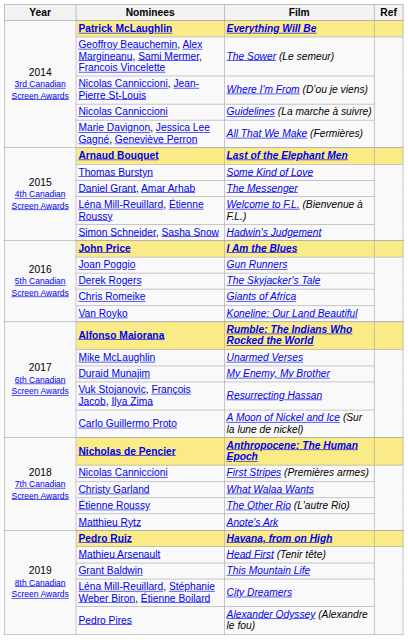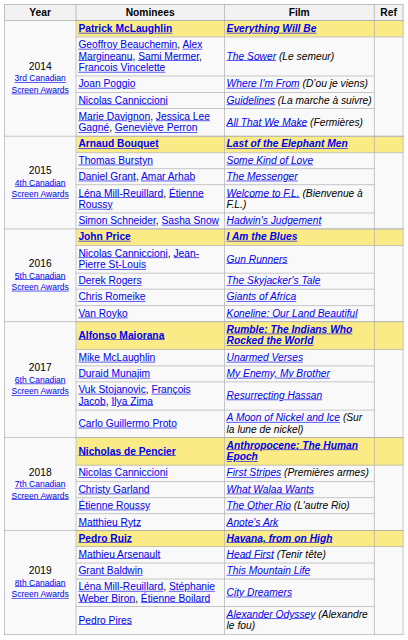(139, 90) Nicolas Canniccioni, Jean-Pierre St-Louis -> (107, 84) Joan Poggio
(107, 265) Joan Poggio -> (139, 259) Nicolas Canniccioni, Jean-Pierre St-Louis
